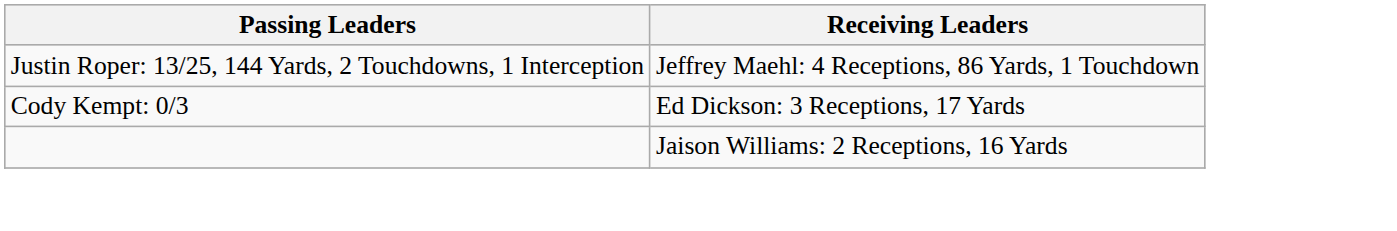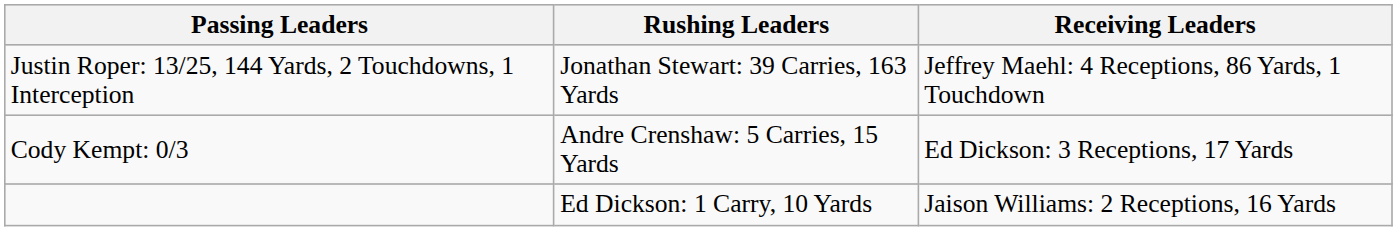+ column: (736, 24)
